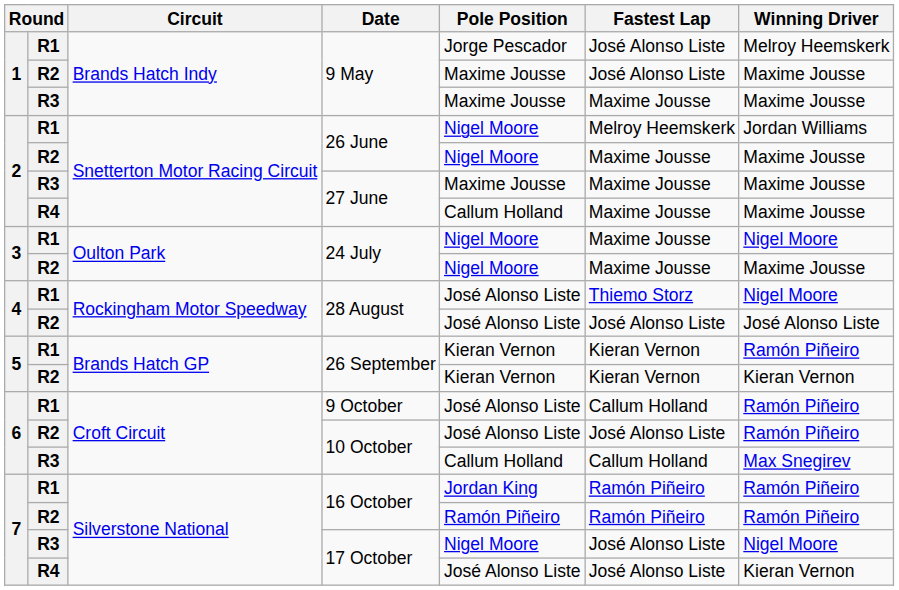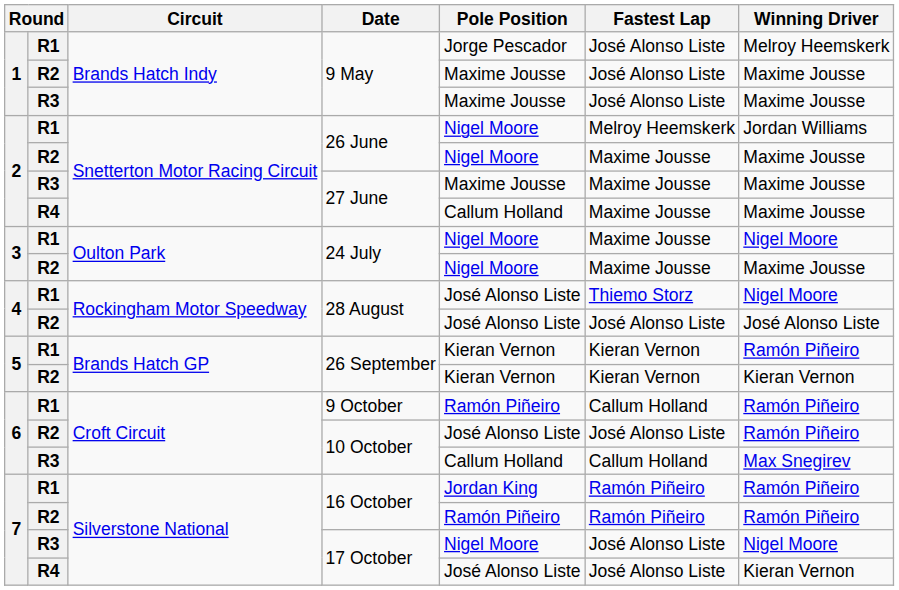(650, 101) Maxime Jousse -> (657, 101) José Alonso Liste
(512, 405) José Alonso Liste -> (502, 405) Ramón Piñeiro
